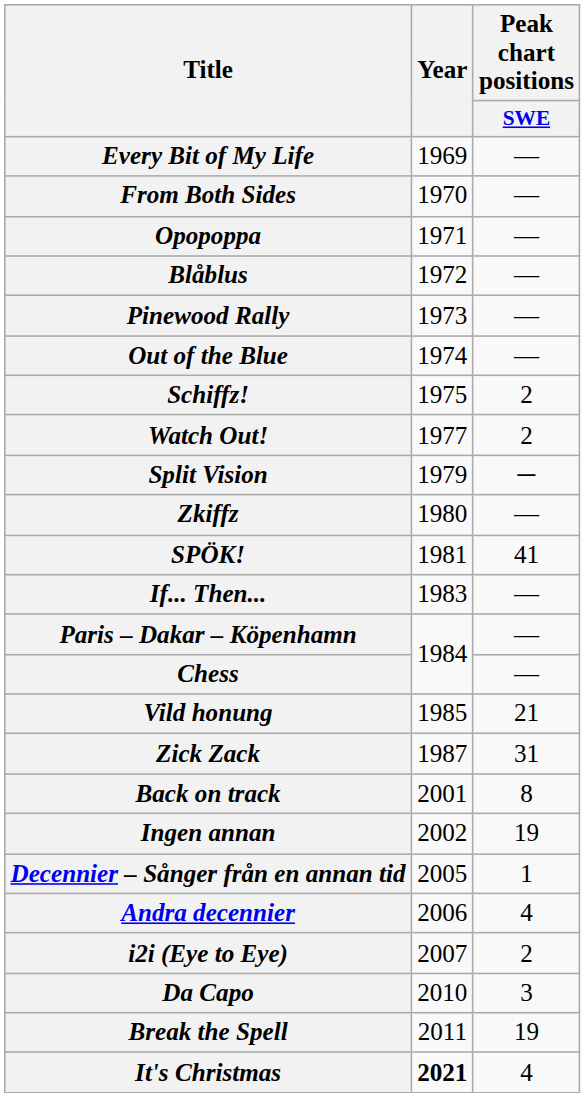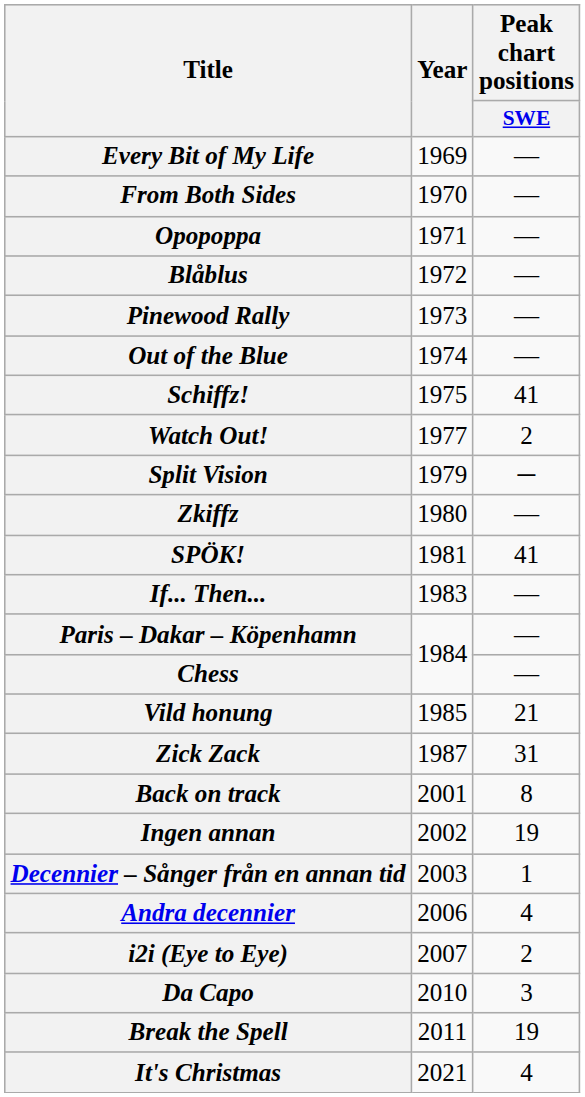(526, 395) 2 -> (526, 395) 41
(442, 873) 2005 -> (442, 873) 2003
(442, 1072) bold -> (442, 1072) normal
